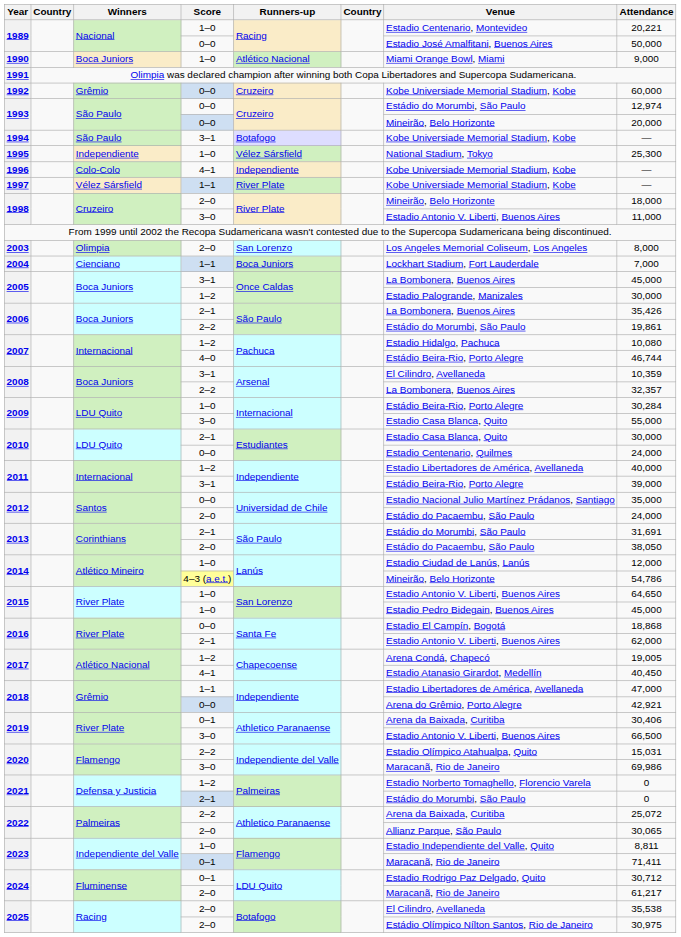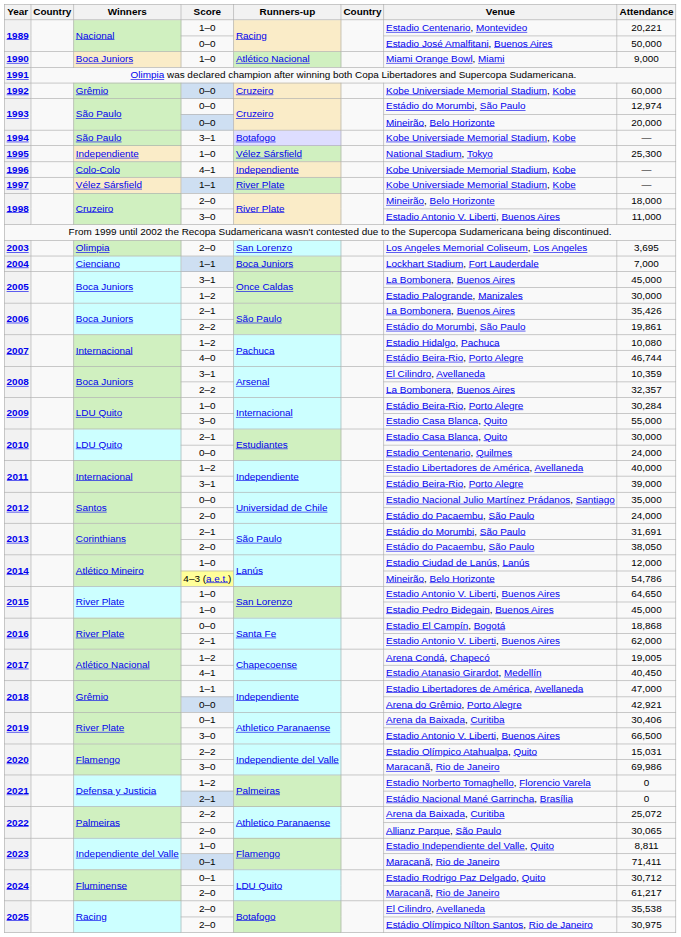(646, 248) 8,000 -> (646, 248) 3,695
(456, 798) Estádio do Morumbi, São Paulo -> (479, 798) Estádio Nacional Mané Garrincha, Brasília
